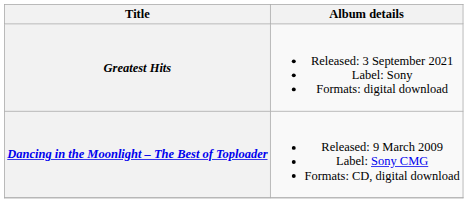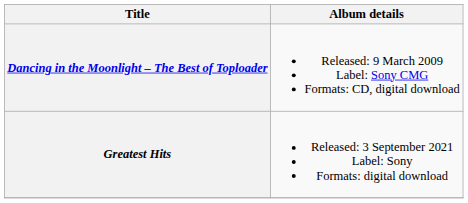rows swapped: (137, 154) <-> (137, 67)
